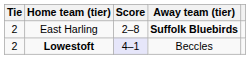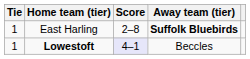(14, 29) 2 -> (14, 29) 1
(14, 46) 2 -> (14, 46) 1
